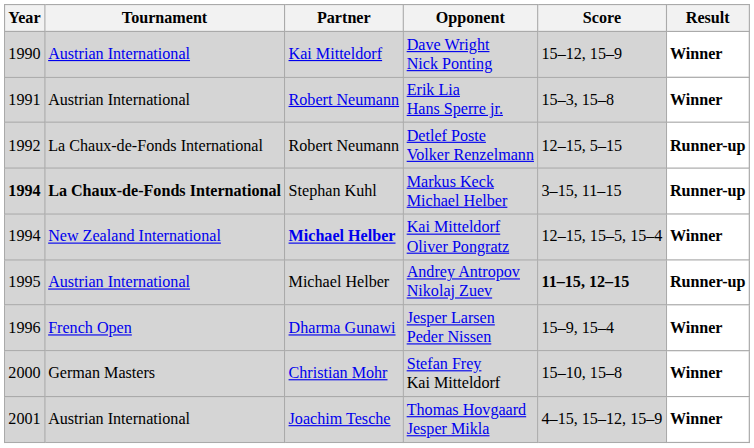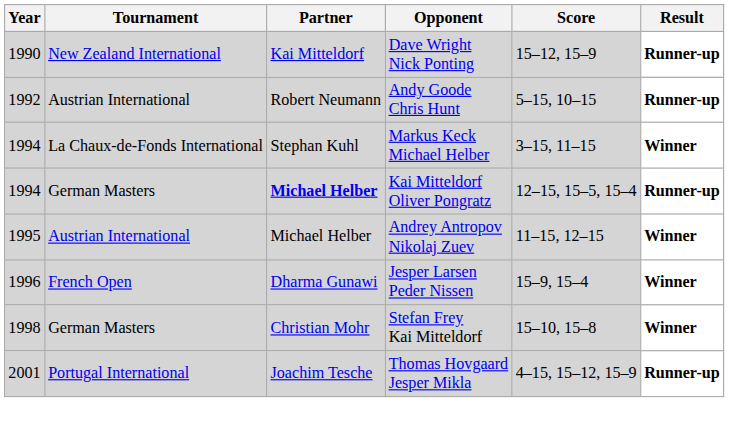(119, 54) Austrian International -> (135, 54) New Zealand International
(696, 54) Winner -> (682, 54) Runner-up
- row: (455, 99)
- row: (470, 145)
+ row: (430, 99)
(24, 191) bold -> (24, 145) normal
(165, 191) bold -> (156, 145) normal
(708, 191) Runner-up -> (670, 145) Winner
(135, 236) New Zealand International -> (102, 191) German Masters
(696, 236) Winner -> (682, 191) Runner-up
(585, 282) bold -> (560, 236) normal
(708, 282) Runner-up -> (670, 236) Winner
(24, 373) 2000 -> (24, 328) 1998
(119, 419) Austrian International -> (119, 373) Portugal International
(696, 419) Winner -> (682, 373) Runner-up
